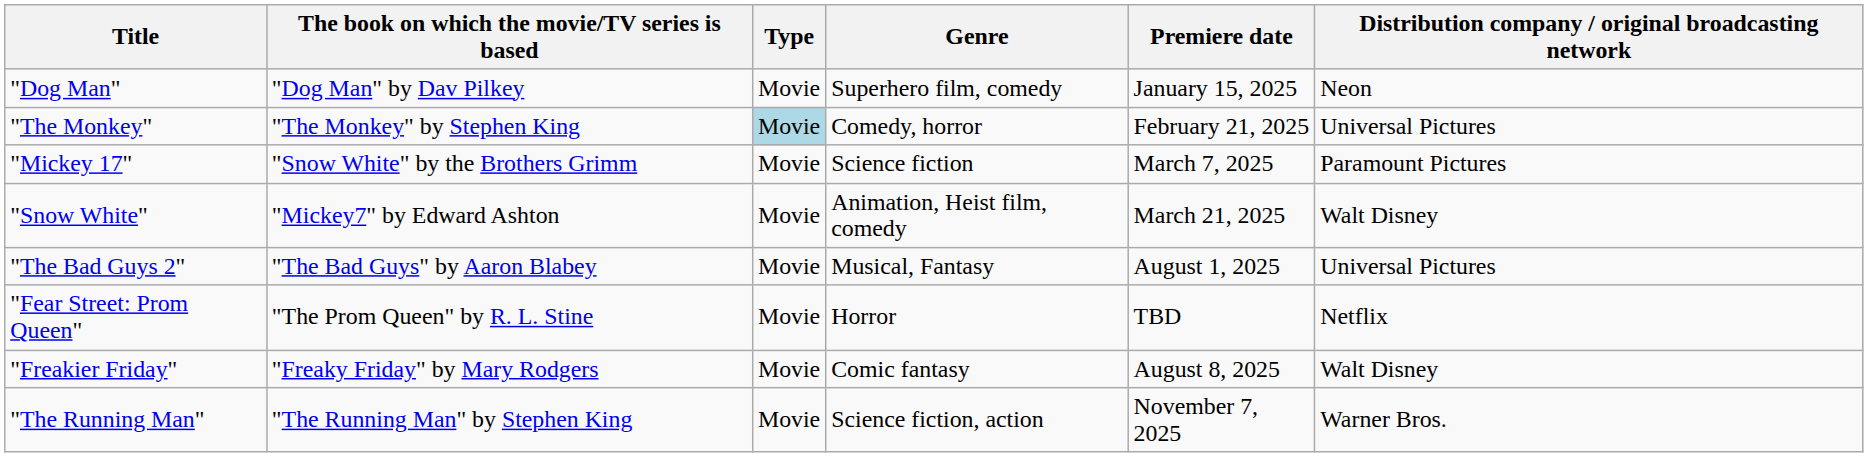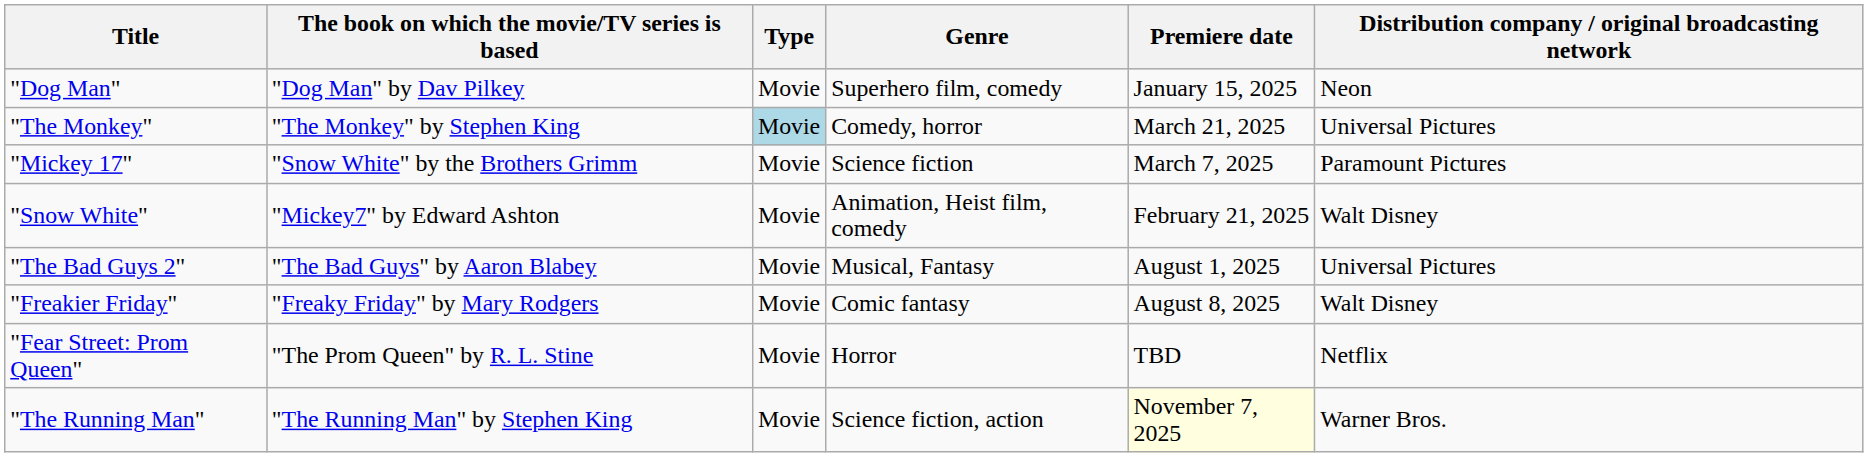(1221, 125) February 21, 2025 -> (1209, 125) March 21, 2025
(1209, 214) March 21, 2025 -> (1221, 214) February 21, 2025
rows swapped: (94, 368) <-> (99, 317)
(1196, 419) no background -> (1196, 419) lightyellow background
